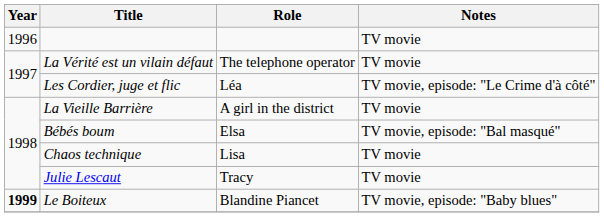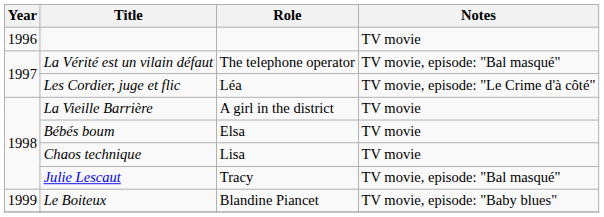(391, 62) TV movie -> (461, 62) TV movie, episode: "Bal masqué"
(461, 131) TV movie, episode: "Bal masqué" -> (391, 131) TV movie
(391, 177) TV movie -> (461, 177) TV movie, episode: "Bal masqué"
(22, 200) bold -> (22, 200) normal
